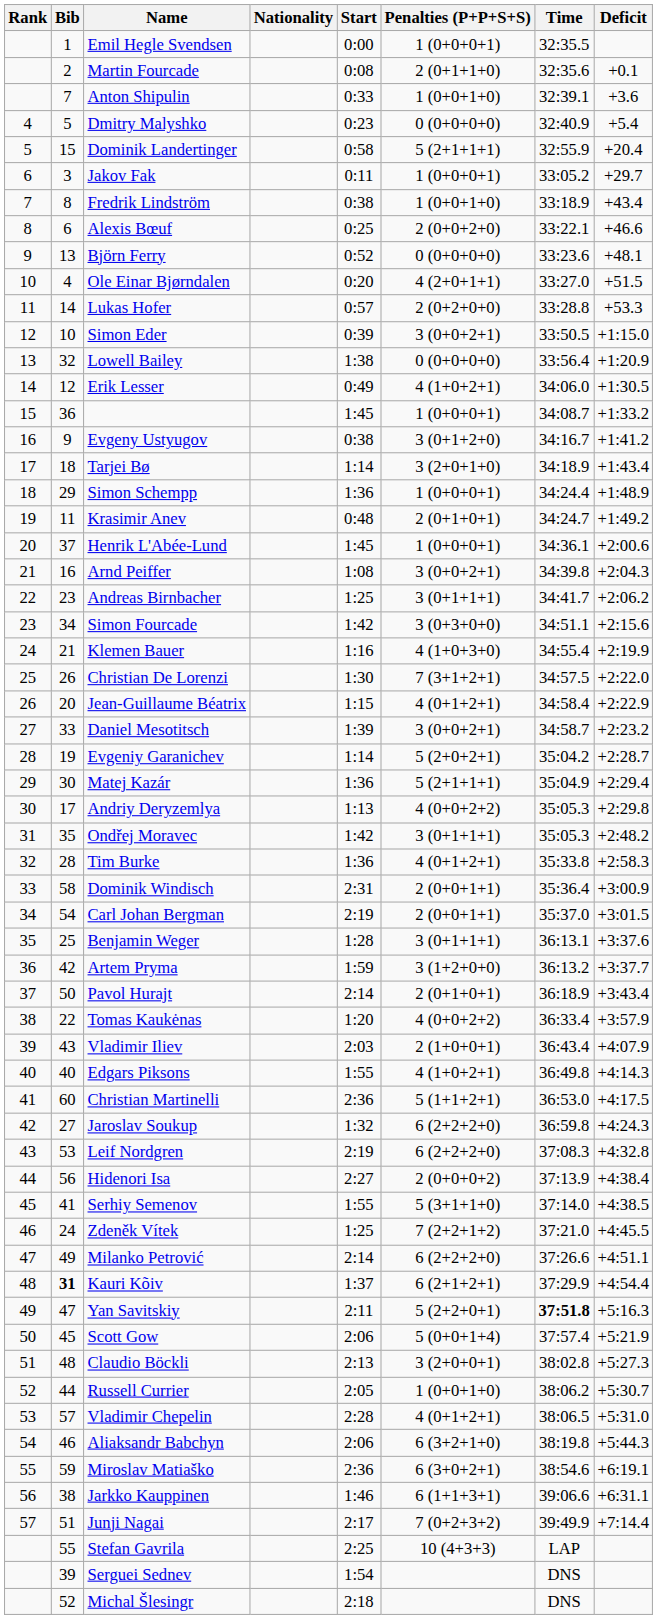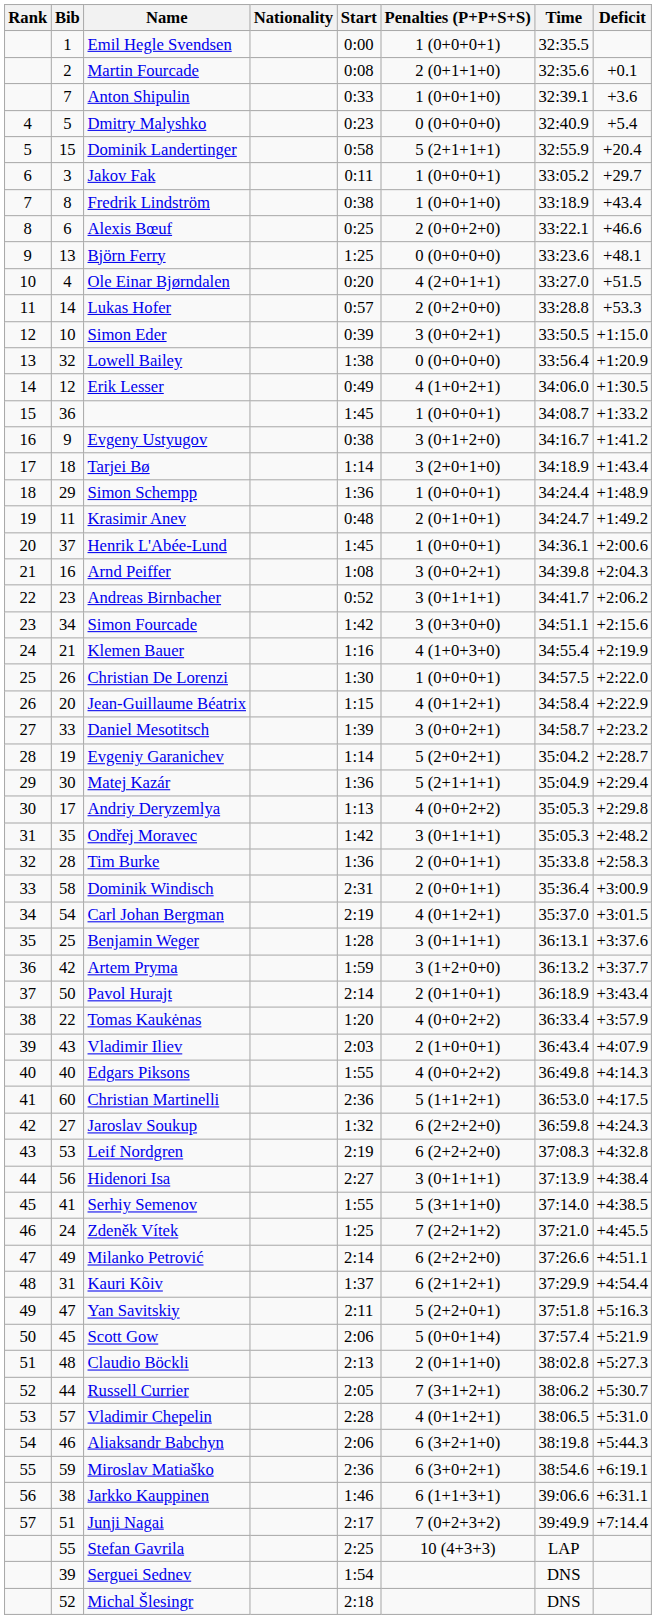(359, 255) 0:52 -> (359, 255) 1:25
(359, 598) 1:25 -> (359, 598) 0:52
(458, 677) 7 (3+1+2+1) -> (458, 677) 1 (0+0+0+1)
(458, 862) 4 (0+1+2+1) -> (458, 862) 2 (0+0+1+1)
(458, 914) 2 (0+0+1+1) -> (458, 914) 4 (0+1+2+1)
(458, 1073) 4 (1+0+2+1) -> (458, 1073) 4 (0+0+2+2)
(458, 1178) 2 (0+0+0+2) -> (458, 1178) 3 (0+1+1+1)
(67, 1284) bold -> (67, 1284) normal
(564, 1310) bold -> (564, 1310) normal
(458, 1363) 3 (2+0+0+1) -> (458, 1363) 2 (0+1+1+0)
(458, 1389) 1 (0+0+1+0) -> (458, 1389) 7 (3+1+2+1)
